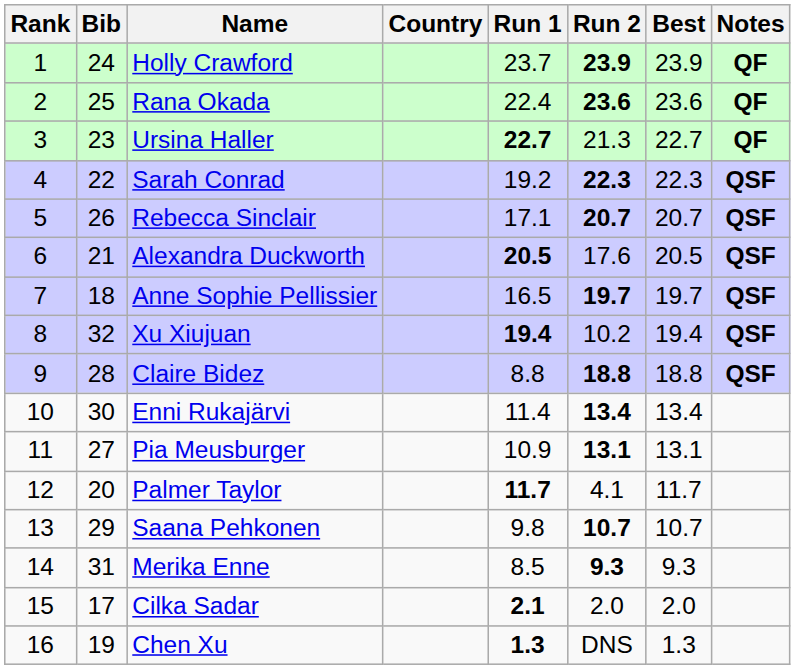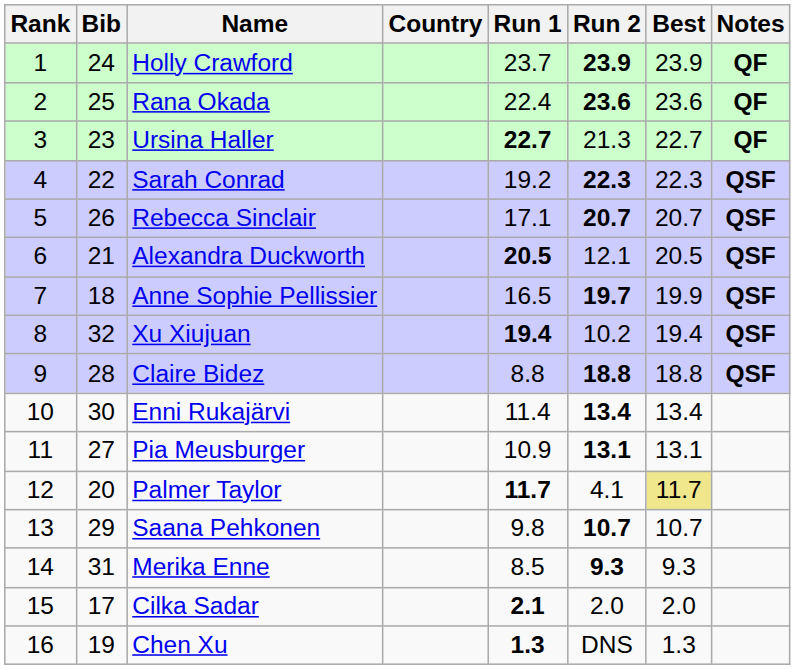(607, 256) 17.6 -> (607, 256) 12.1
(679, 295) 19.7 -> (679, 295) 19.9
(679, 489) no background -> (679, 489) khaki background
